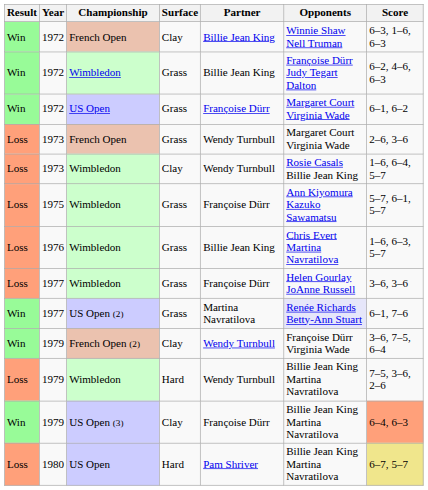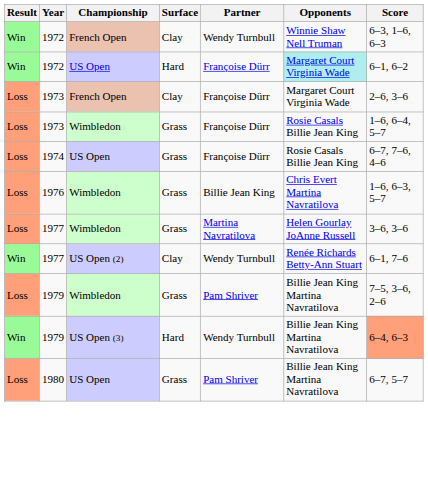(239, 36) Billie Jean King -> (239, 36) Wendy Turnbull
- row: (53, 73)
(174, 109) Grass -> (173, 66) Hard
(320, 109) no background -> (320, 66) paleturquoise background
(174, 139) Grass -> (172, 96) Clay
(239, 139) Wendy Turnbull -> (236, 96) Françoise Dürr
(172, 169) Clay -> (174, 126) Grass
(239, 169) Wendy Turnbull -> (236, 126) Françoise Dürr
+ row: (53, 156)
- row: (53, 205)
(236, 283) Françoise Dürr -> (229, 228) Martina Navratilova
(174, 313) Grass -> (172, 258) Clay
(229, 313) Martina Navratilova -> (239, 258) Wendy Turnbull
(324, 313) lavender background -> (324, 258) no background
- row: (53, 343)
(173, 379) Hard -> (174, 295) Grass
(239, 379) Wendy Turnbull -> (231, 295) Pam Shriver
(172, 422) Clay -> (173, 337) Hard
(236, 422) Françoise Dürr -> (239, 337) Wendy Turnbull
(173, 464) Hard -> (174, 379) Grass
(389, 464) khaki background -> (389, 379) no background
